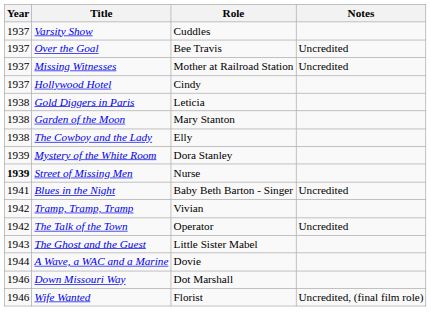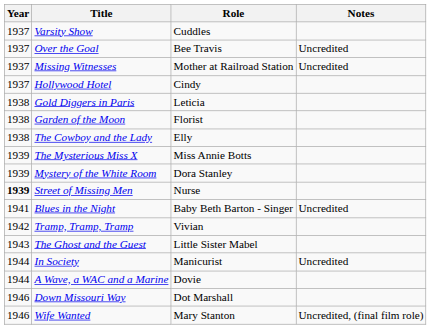(204, 119) Mary Stanton -> (188, 119) Florist
+ row: (86, 155)
- row: (81, 226)
+ row: (57, 262)
(188, 297) Florist -> (204, 315) Mary Stanton
